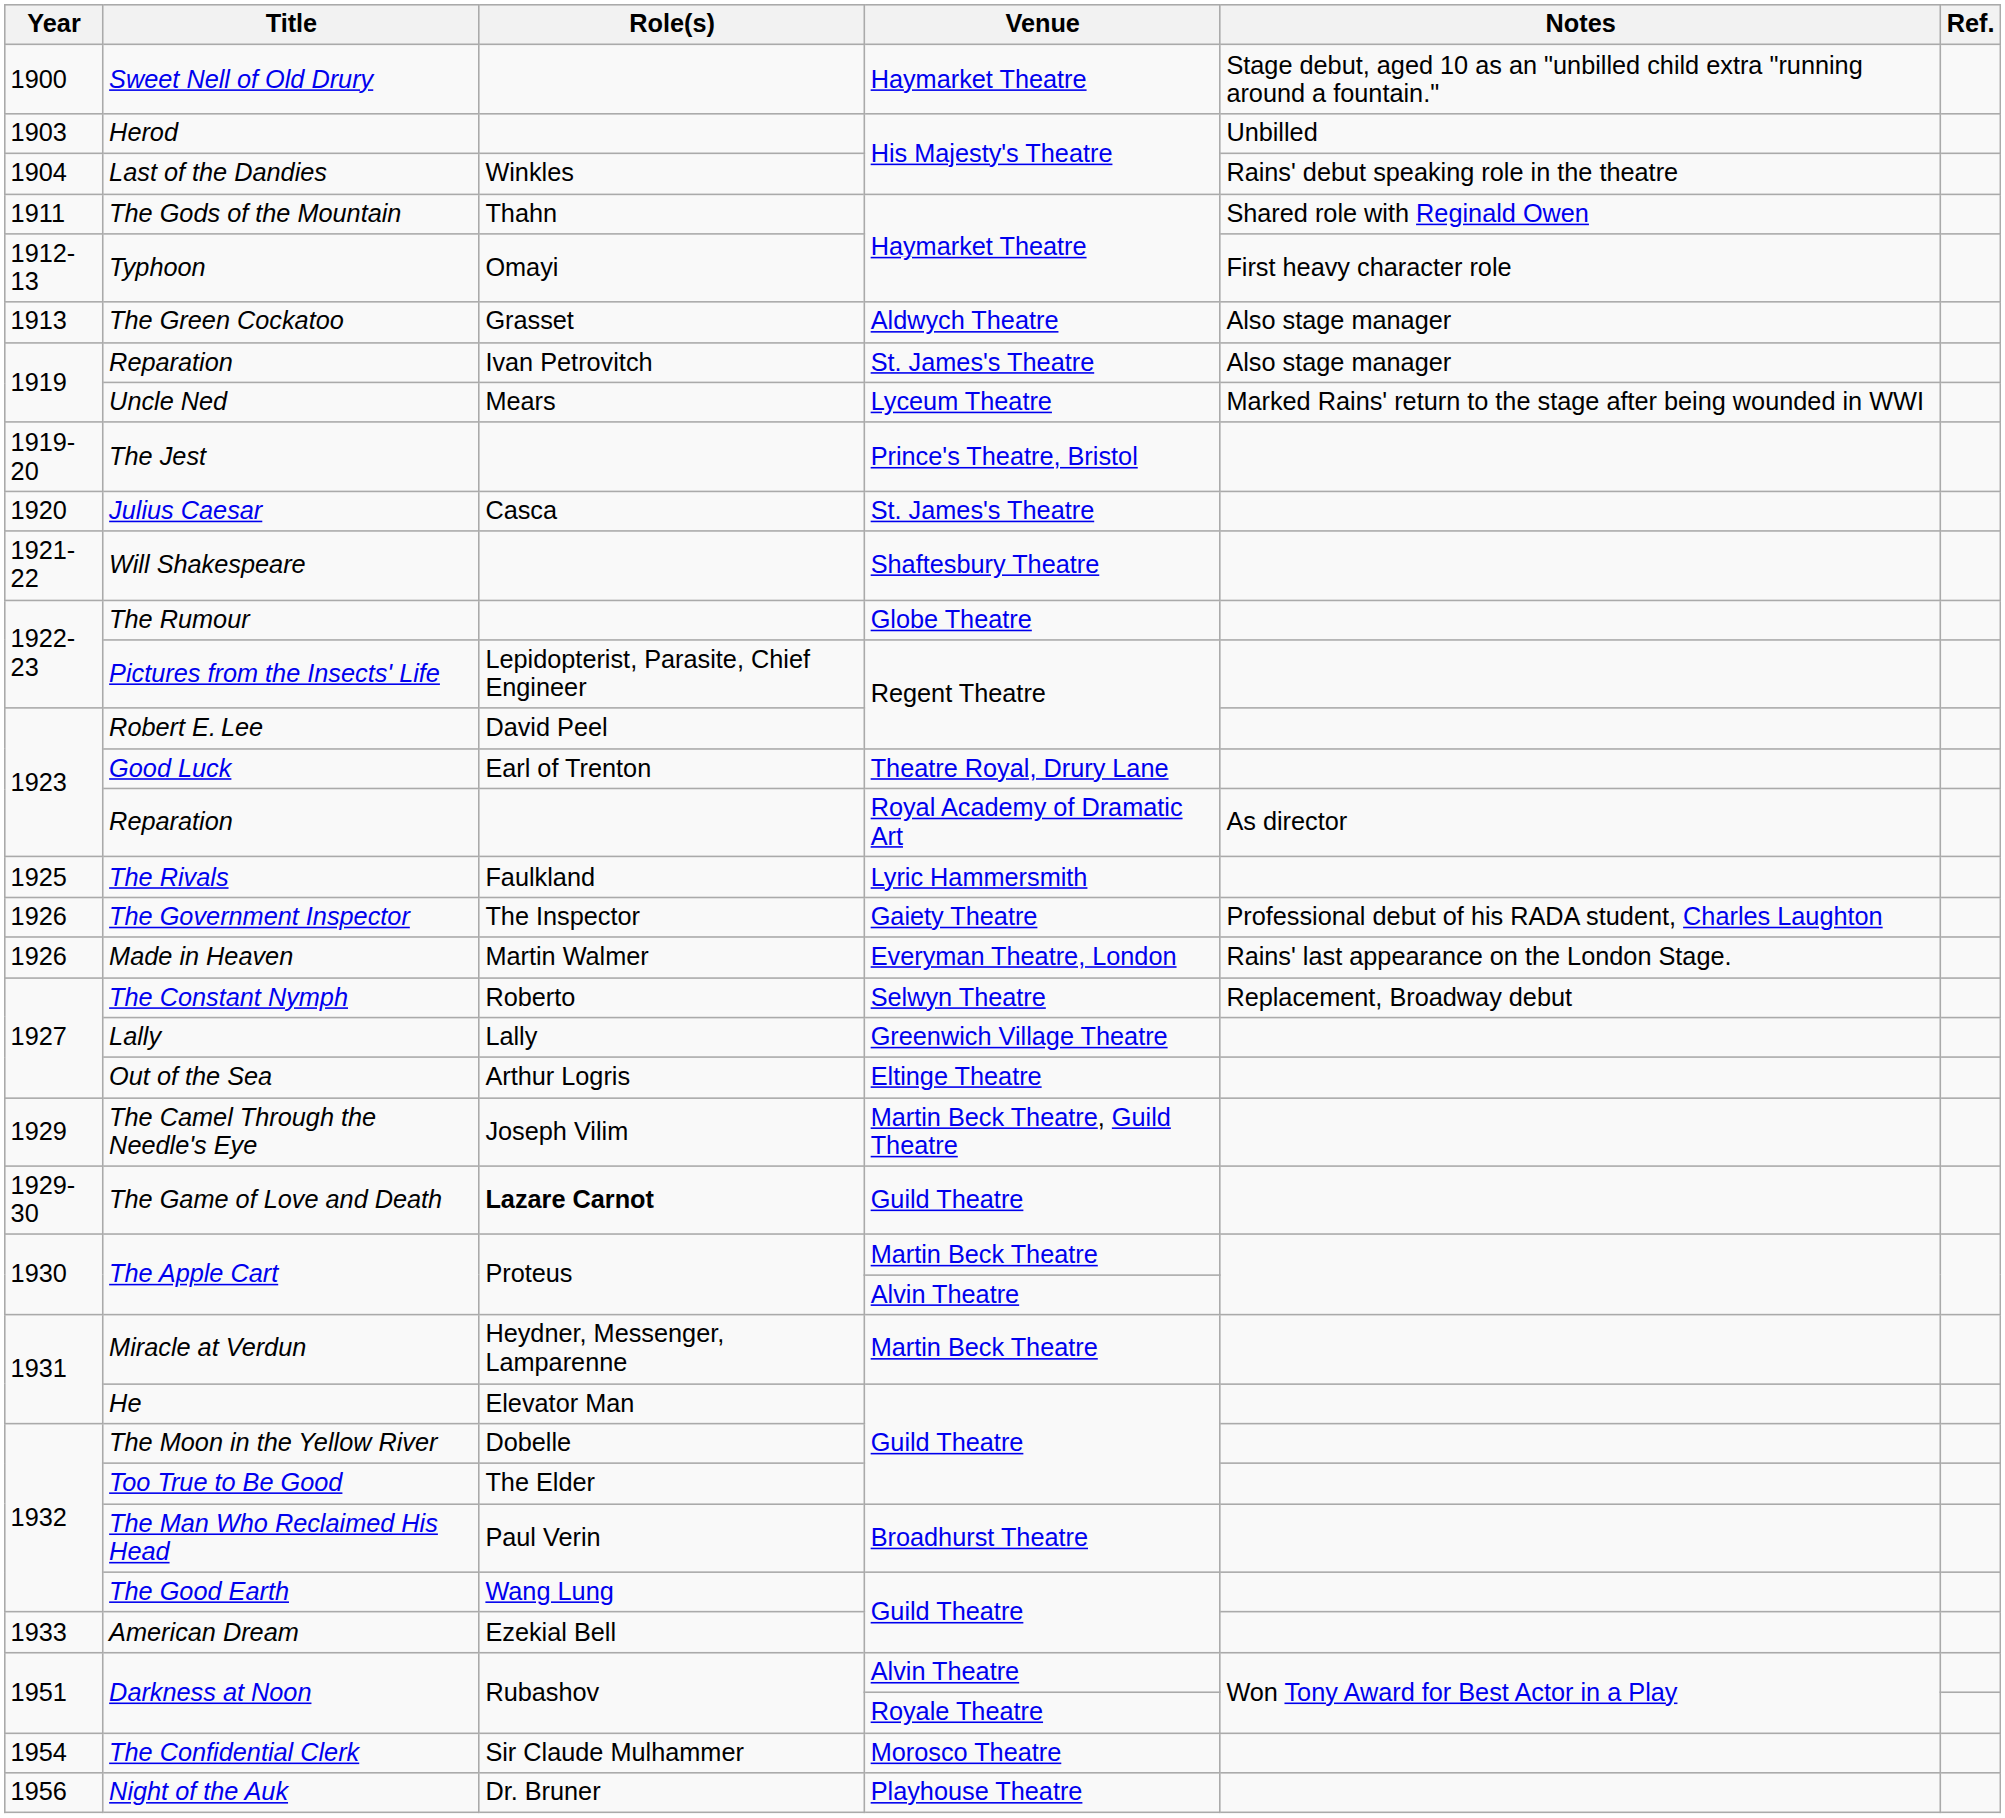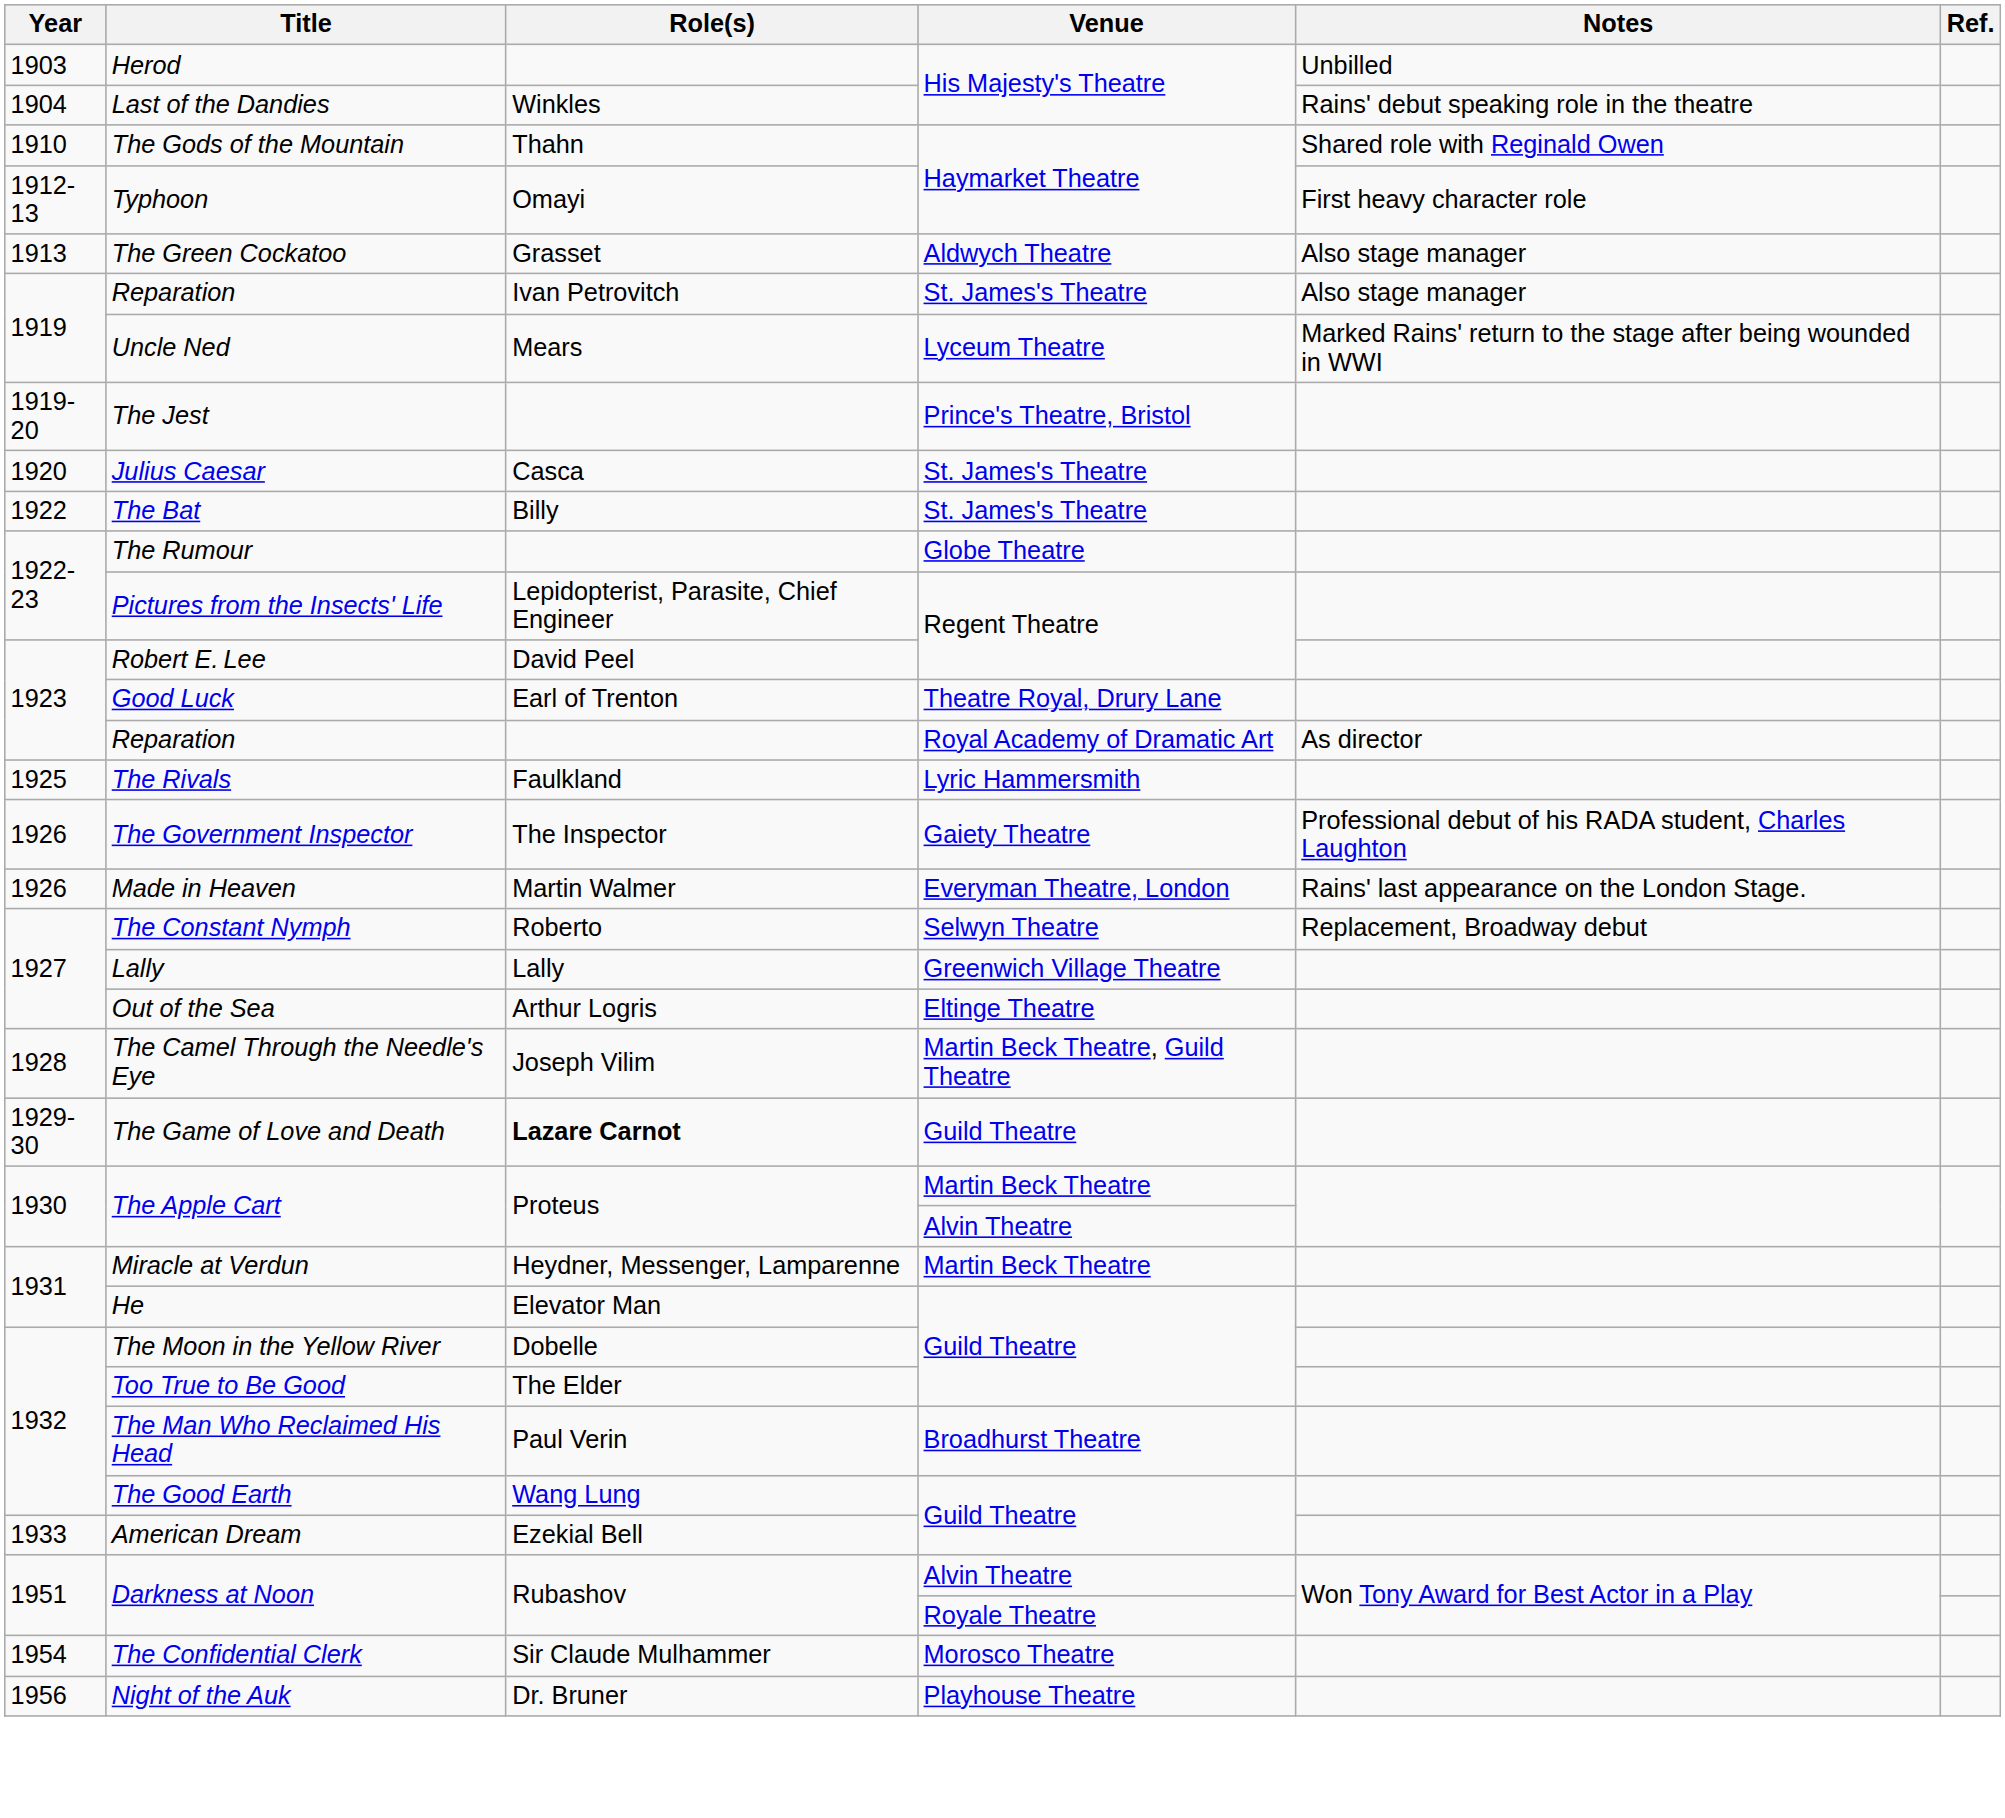- row: (241, 78)
(38, 213) 1911 -> (39, 144) 1910
- row: (207, 565)
+ row: (156, 510)
(39, 1131) 1929 -> (39, 1063) 1928
